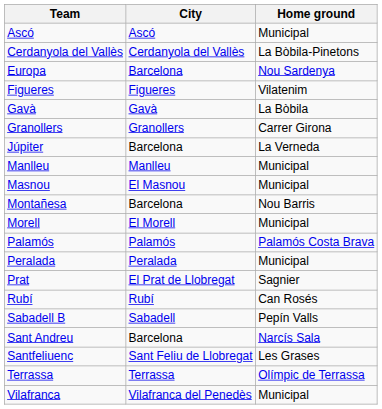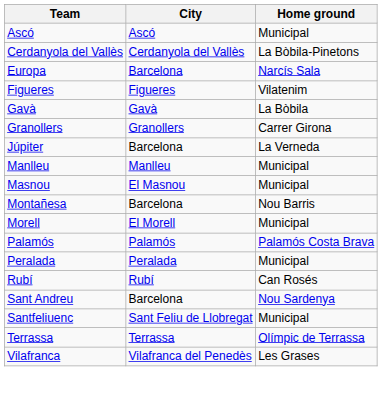(297, 71) Nou Sardenya -> (289, 71) Narcís Sala
- row: (18, 280)
- row: (36, 318)
(289, 337) Narcís Sala -> (297, 299) Nou Sardenya
(289, 356) Les Grases -> (283, 318) Municipal
(283, 394) Municipal -> (289, 356) Les Grases
